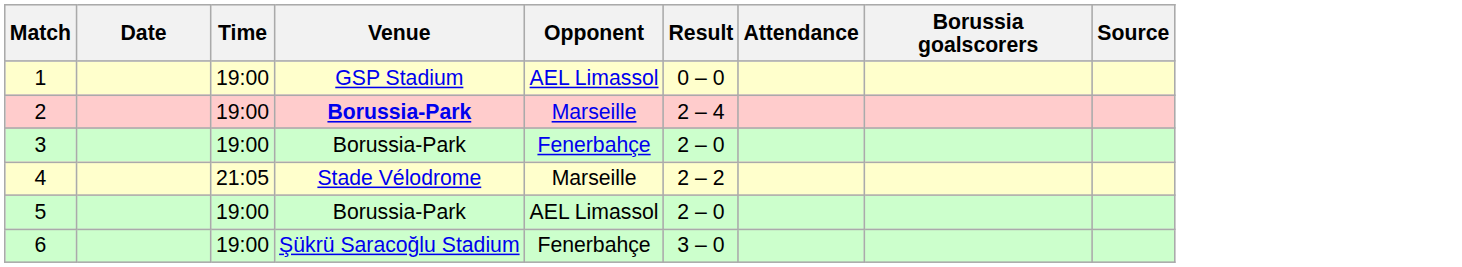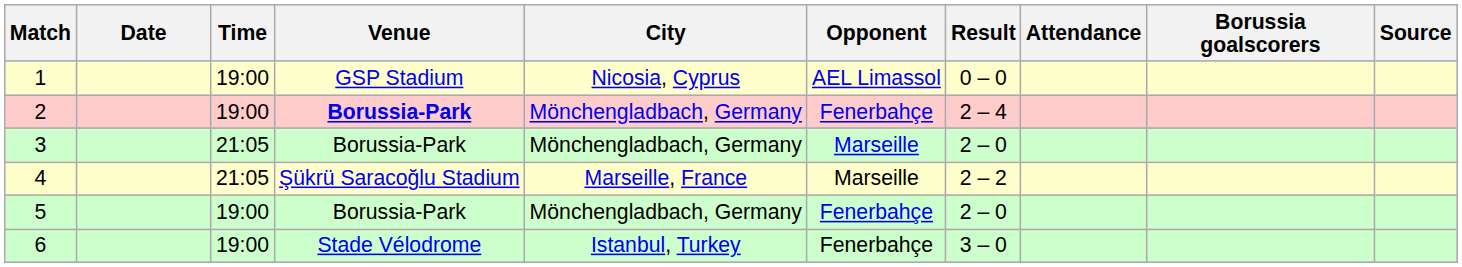+ column: (666, 33)
(594, 111) Marseille -> (876, 111) Fenerbahçe
(243, 145) 19:00 -> (243, 145) 21:05
(594, 145) Fenerbahçe -> (876, 145) Marseille
(399, 178) Stade Vélodrome -> (399, 178) Şükrü Saracoğlu Stadium
(594, 212) AEL Limassol -> (876, 212) Fenerbahçe
(399, 245) Şükrü Saracoğlu Stadium -> (399, 245) Stade Vélodrome
